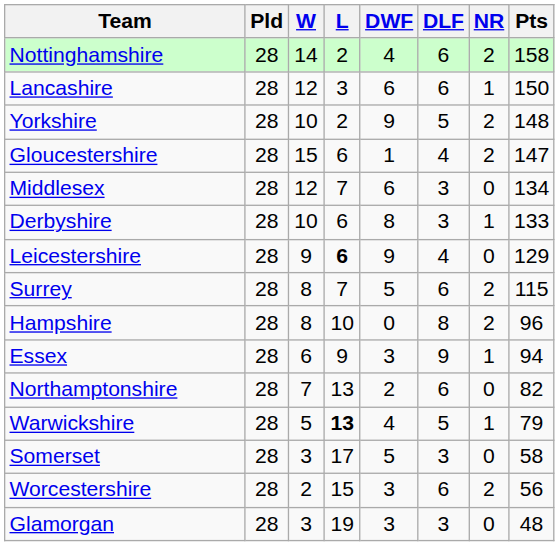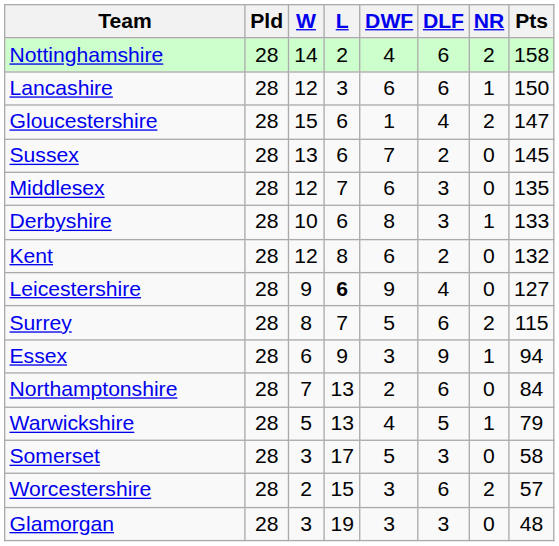- row: (53, 121)
+ row: (44, 155)
(532, 188) 134 -> (532, 188) 135
+ row: (31, 255)
(532, 255) 129 -> (532, 289) 127
- row: (61, 322)
(532, 389) 82 -> (532, 389) 84
(342, 423) bold -> (342, 423) normal
(532, 490) 56 -> (532, 490) 57
